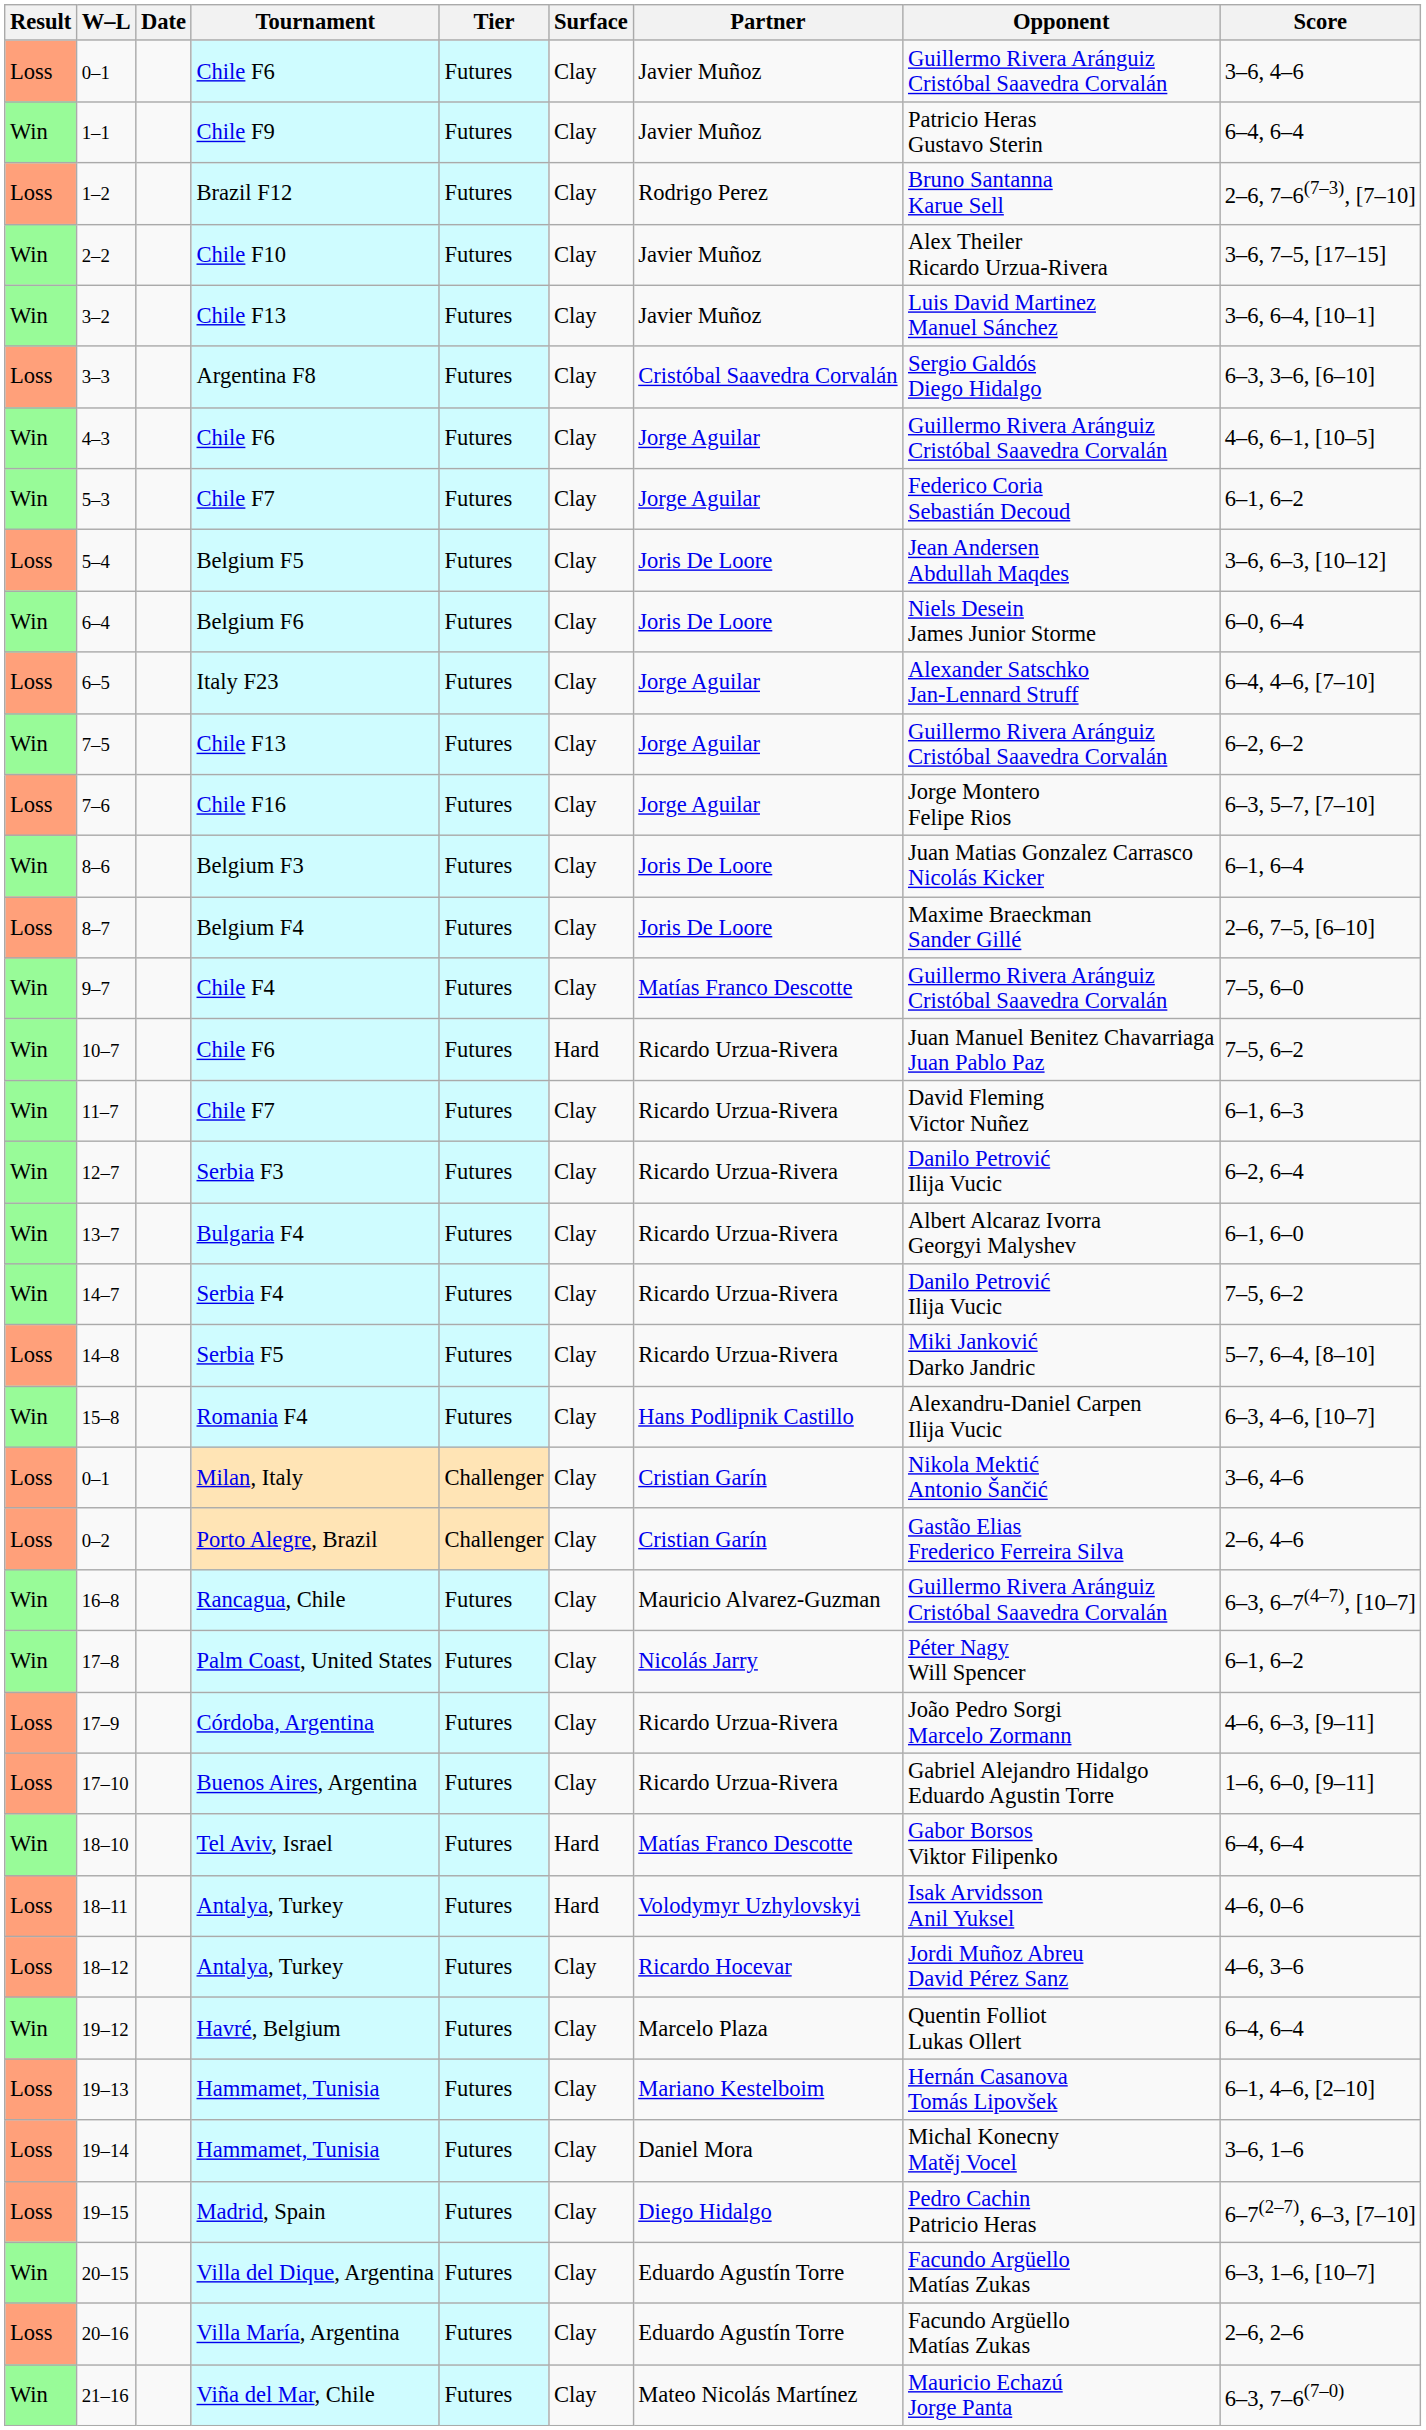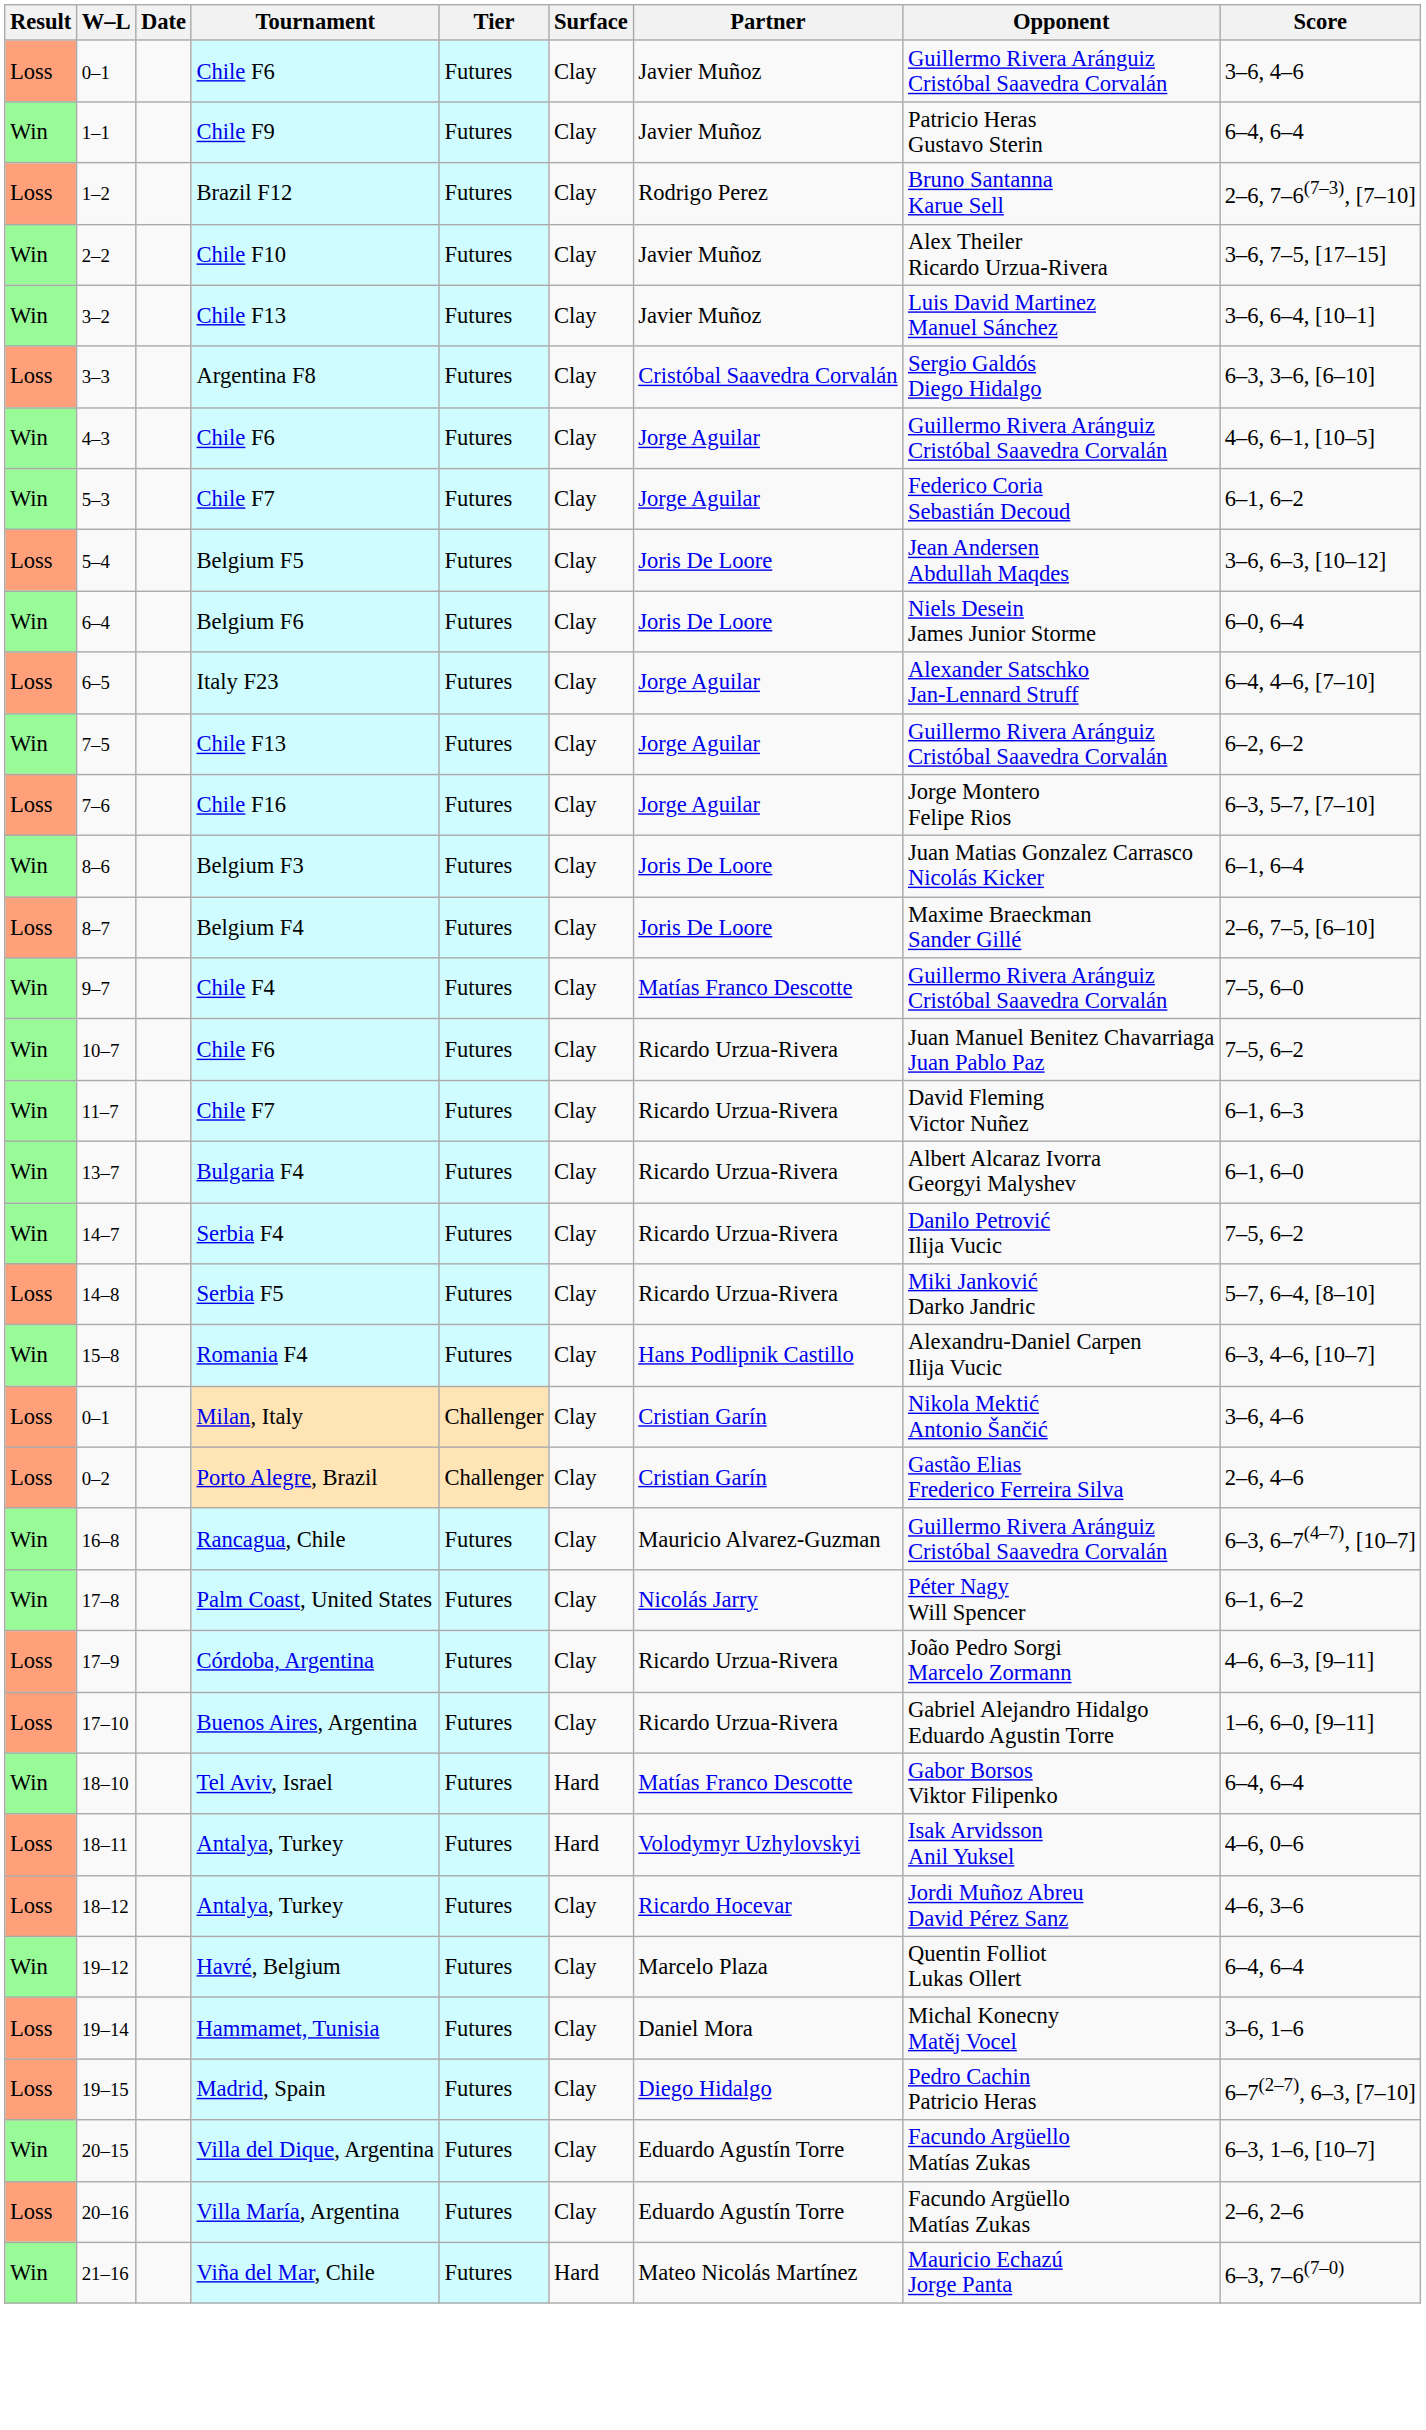(576, 1049) Hard -> (575, 1049) Clay
- row: (101, 1173)
- row: (105, 2090)
(575, 2394) Clay -> (576, 2272) Hard
